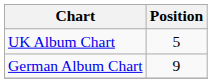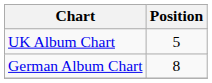(176, 66) 9 -> (176, 66) 8
